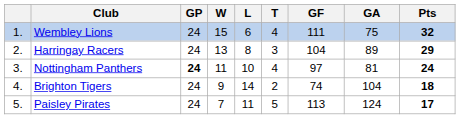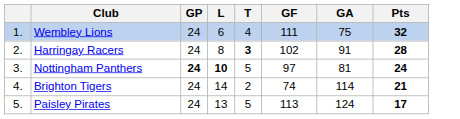- column: (221, 13)
(275, 50) normal -> (248, 50) bold
(316, 50) 104 -> (289, 50) 102
(372, 50) 89 -> (345, 50) 91
(427, 50) 29 -> (401, 50) 28
(248, 68) normal -> (221, 68) bold
(275, 68) 4 -> (248, 68) 5
(372, 86) 104 -> (345, 86) 114
(427, 86) 18 -> (401, 86) 21
(248, 104) 11 -> (221, 104) 13
